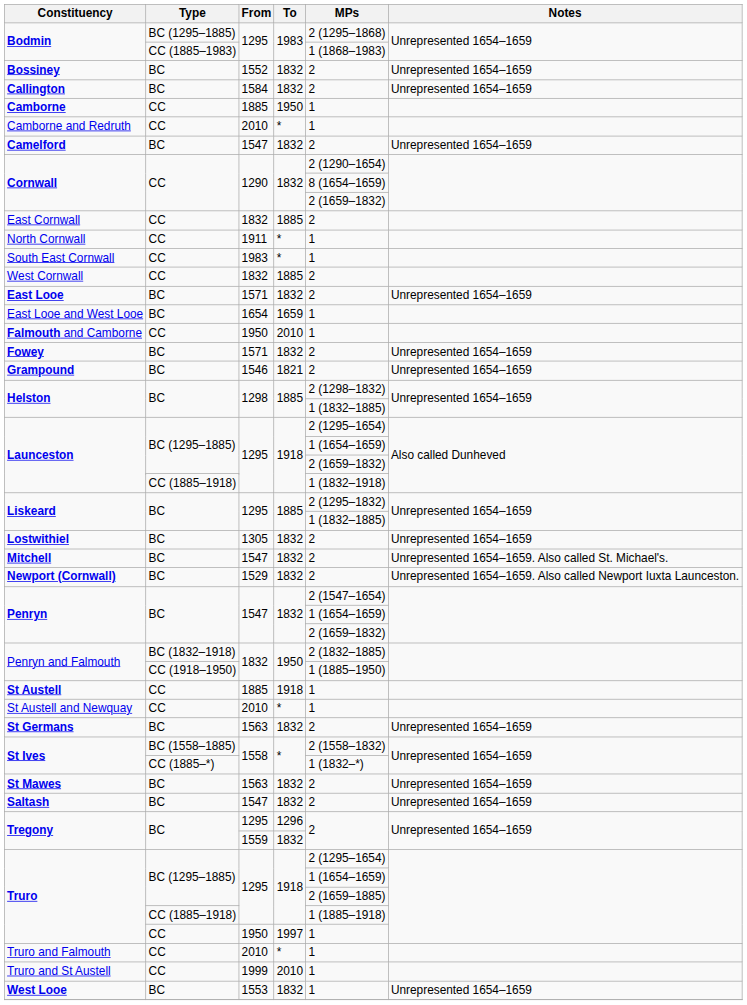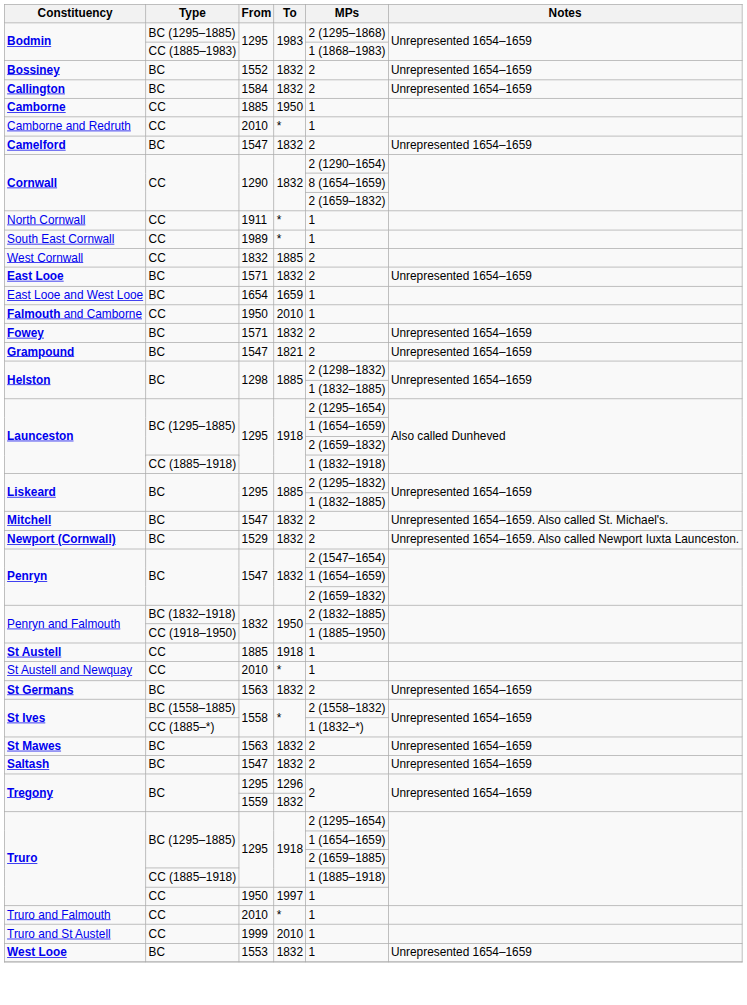- row: (44, 220)
(255, 257) 1983 -> (255, 239) 1989
(255, 370) 1546 -> (255, 351) 1547
- row: (38, 539)
